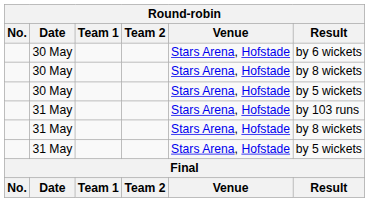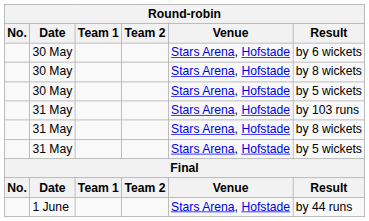+ row: (17, 207)
